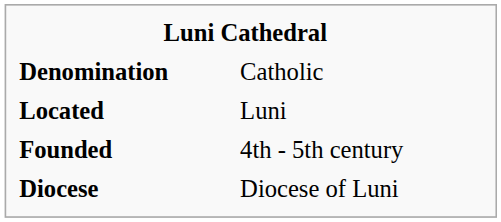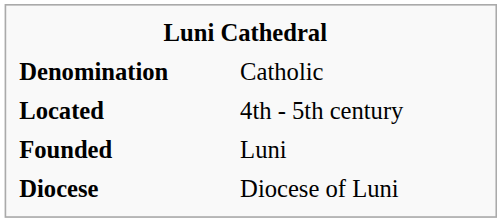(263, 110) Luni -> (322, 110) 4th - 5th century
(322, 149) 4th - 5th century -> (263, 149) Luni
